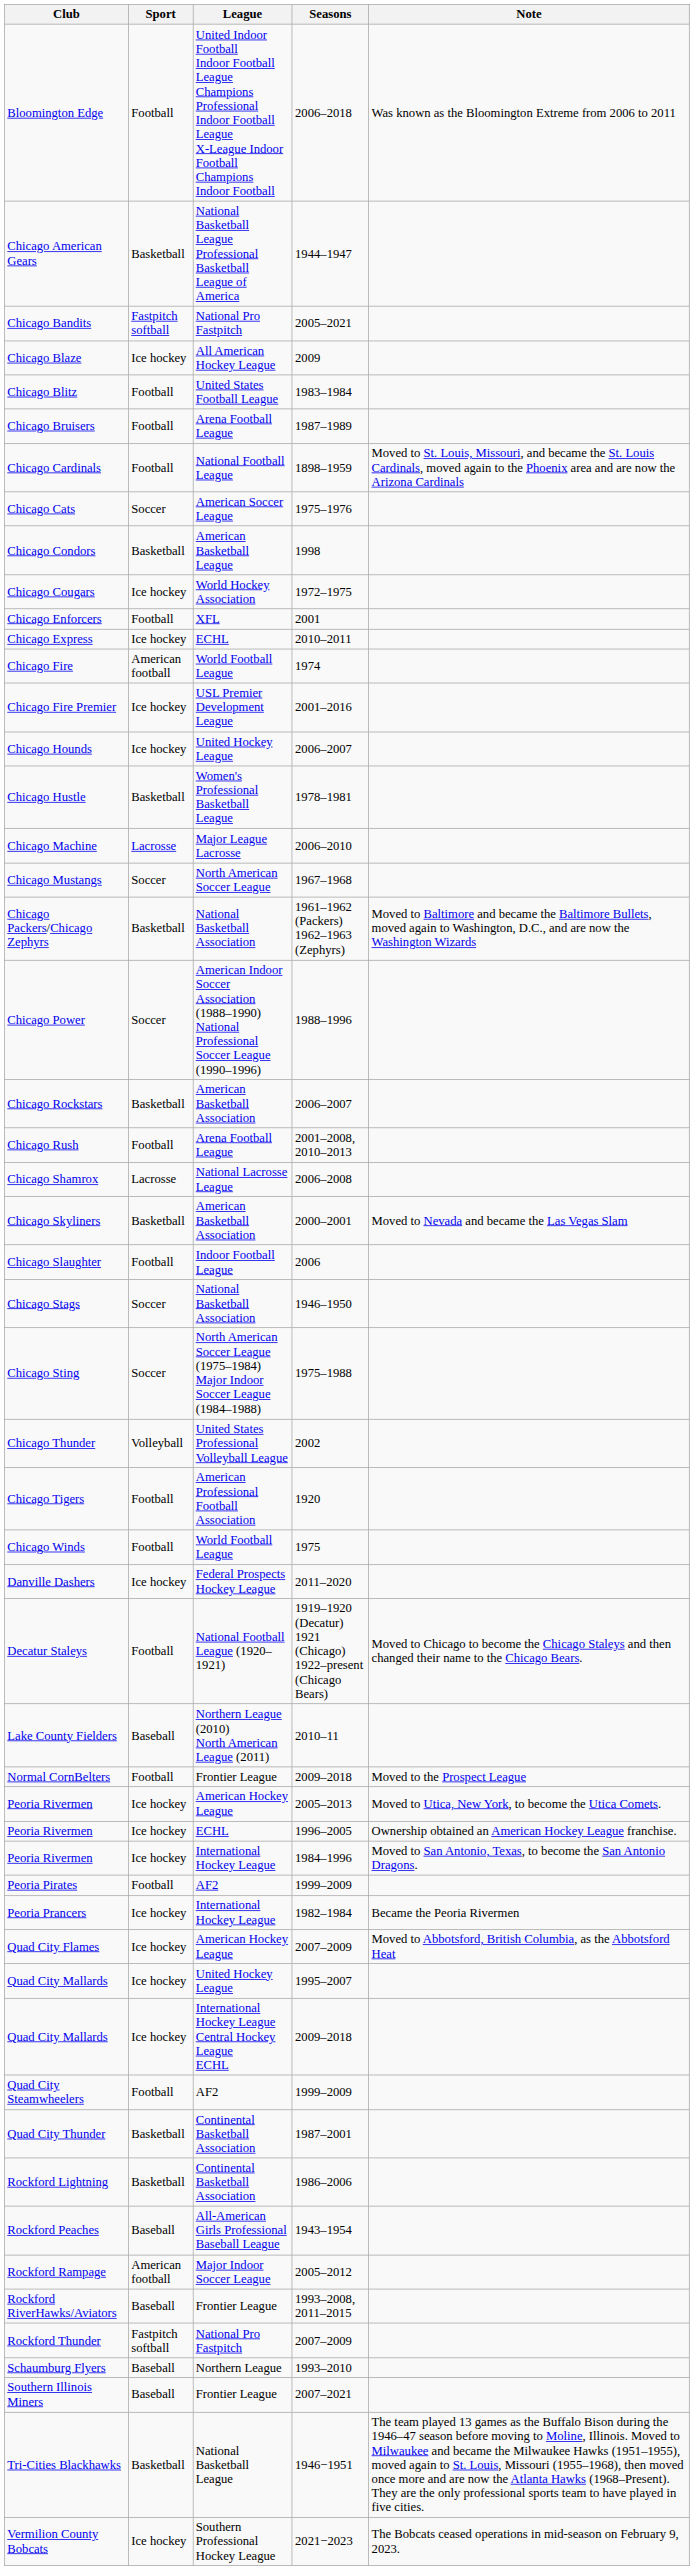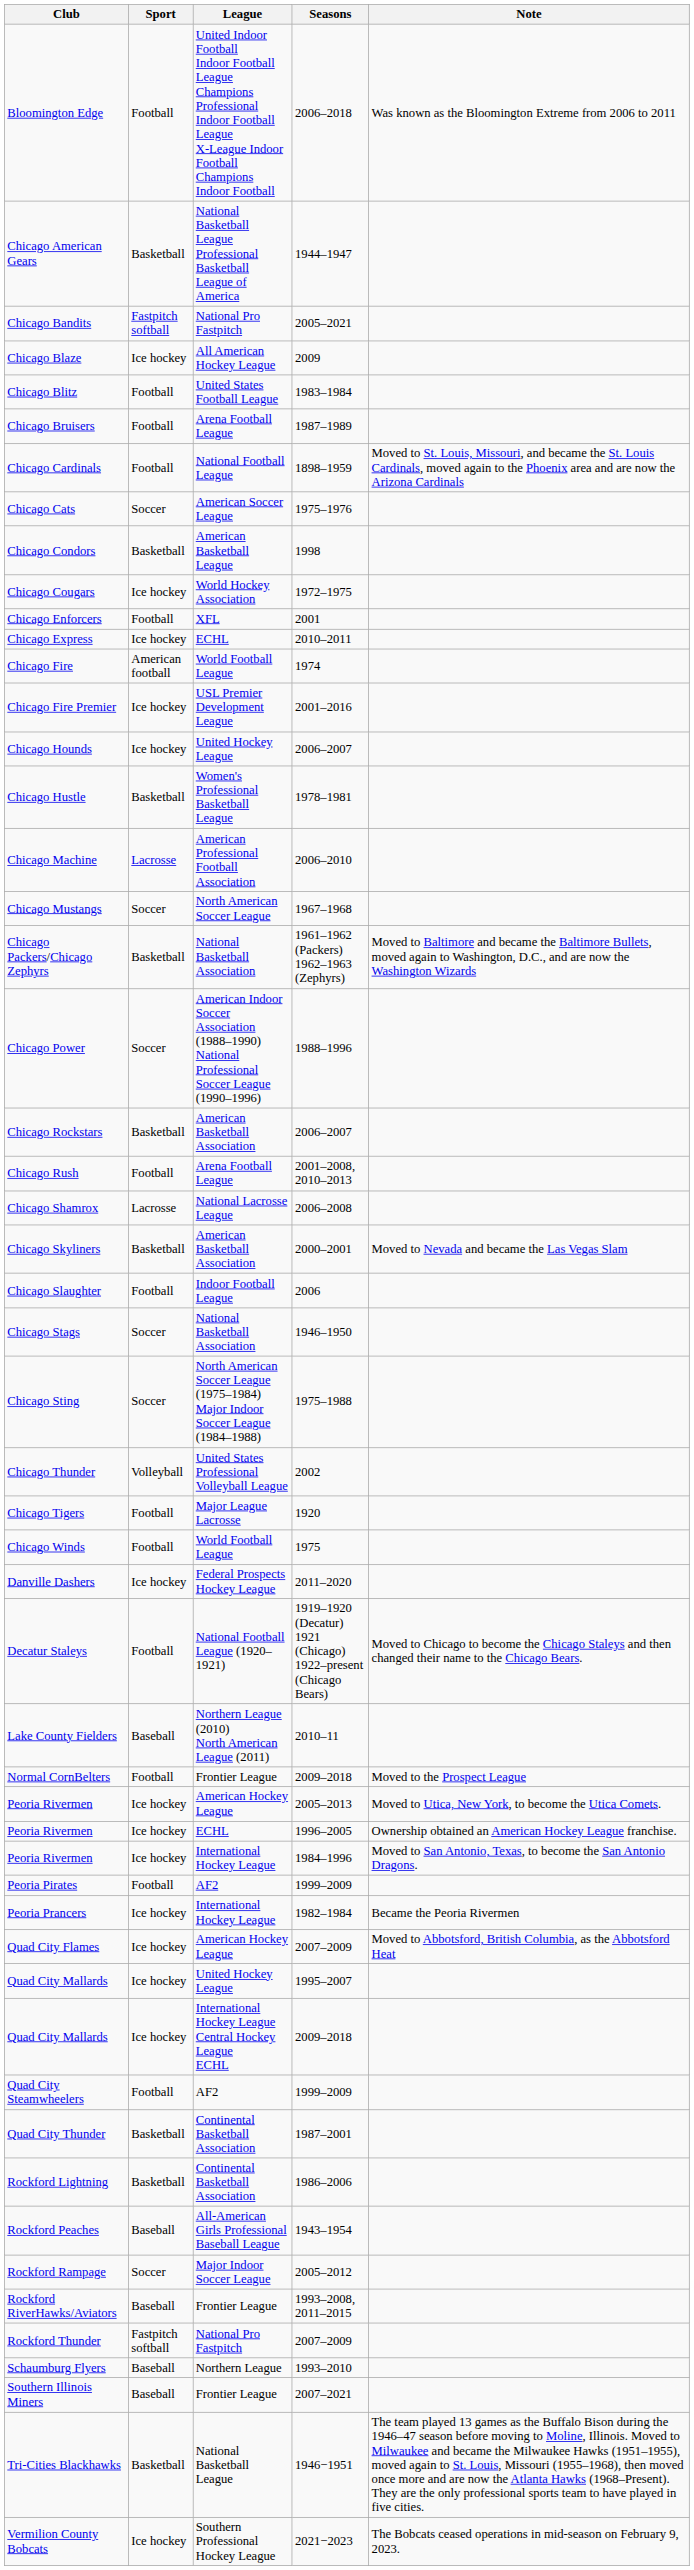(231, 845) Major League Lacrosse -> (227, 860) American Professional Football Association
(227, 1498) American Professional Football Association -> (231, 1513) Major League Lacrosse
(156, 2272) American football -> (148, 2272) Soccer
